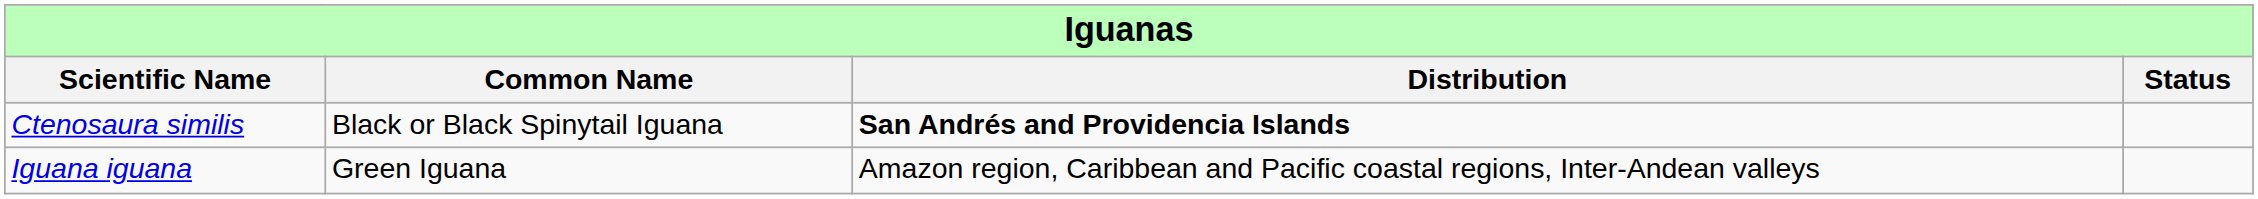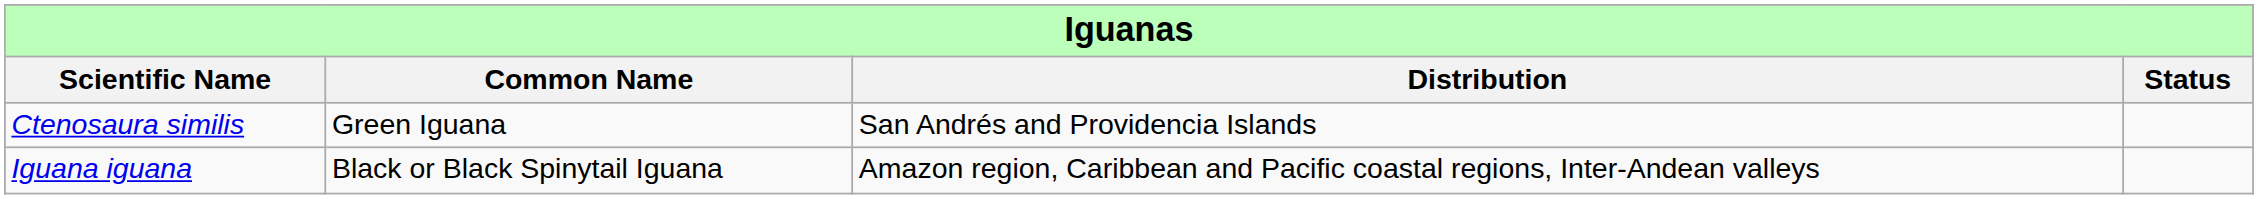(527, 124) Black or Black Spinytail Iguana -> (419, 124) Green Iguana
(1104, 124) bold -> (1088, 124) normal
(419, 169) Green Iguana -> (527, 169) Black or Black Spinytail Iguana
